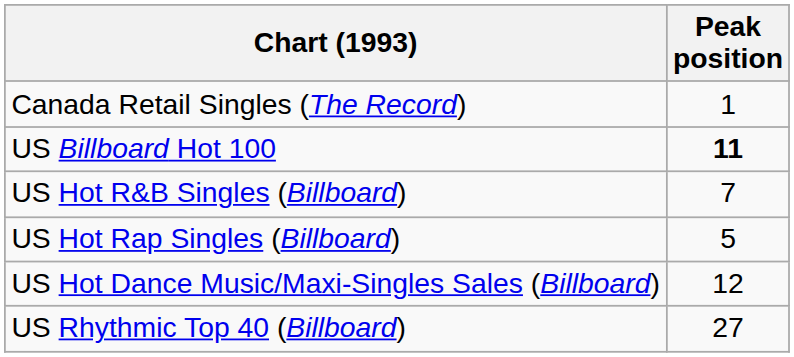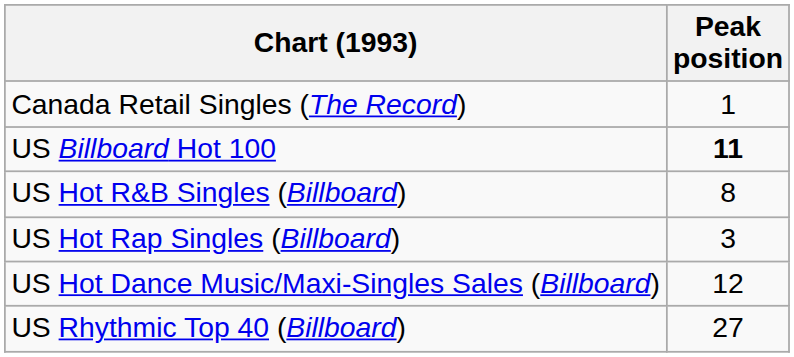(728, 193) 7 -> (728, 193) 8
(728, 238) 5 -> (728, 238) 3
